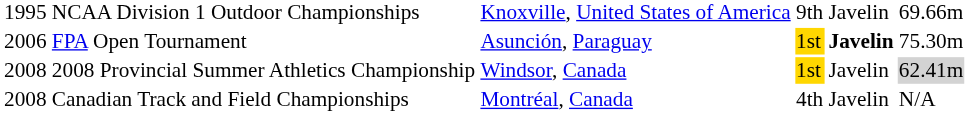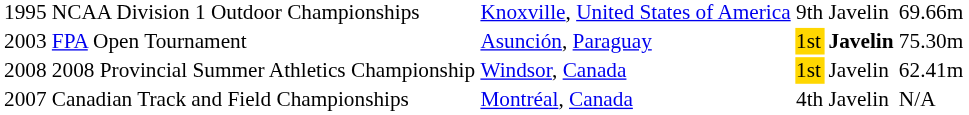(25, 41) 2006 -> (25, 41) 2003
(931, 70) lightgrey background -> (931, 70) no background
(25, 99) 2008 -> (25, 99) 2007
